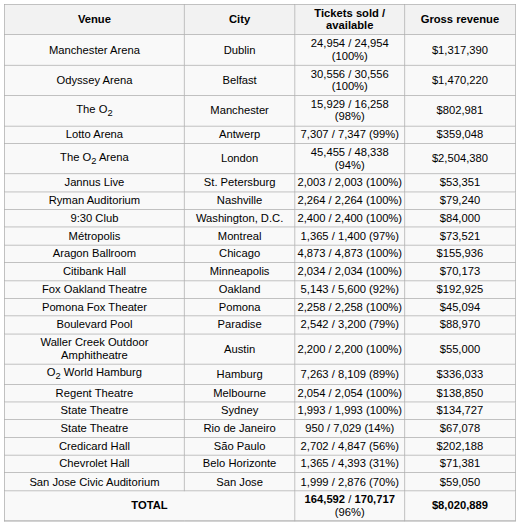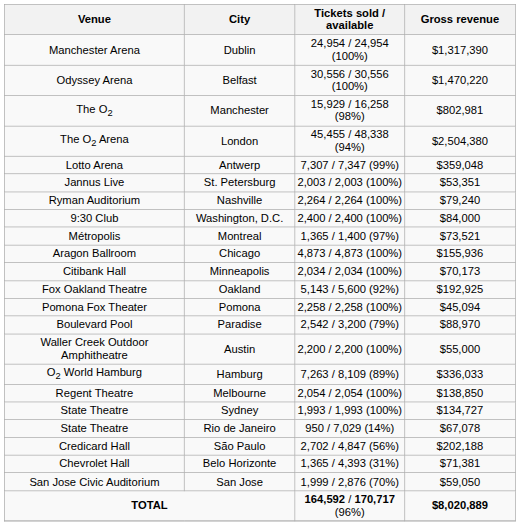rows swapped: (240, 158) <-> (240, 134)
